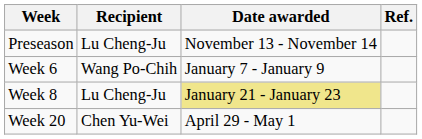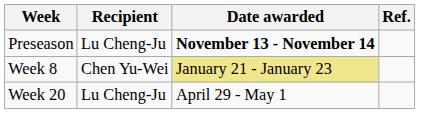(281, 43) normal -> (275, 43) bold
- row: (33, 69)
(123, 95) Lu Cheng-Ju -> (125, 69) Chen Yu-Wei
(125, 120) Chen Yu-Wei -> (123, 95) Lu Cheng-Ju
